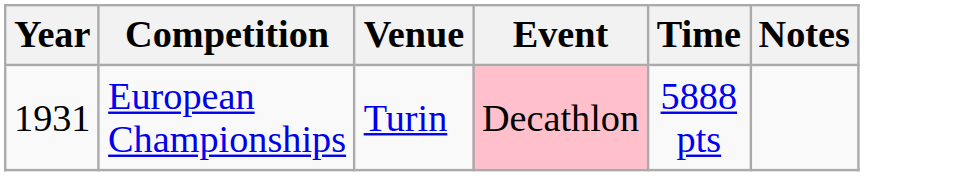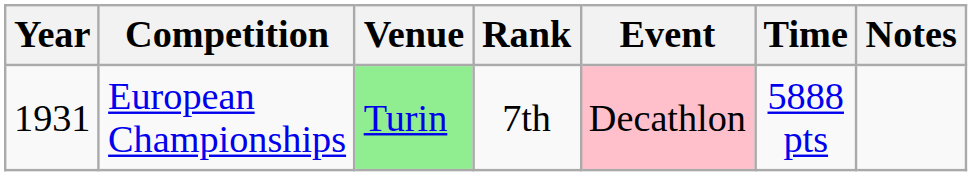+ column: (527, 34)
(406, 116) no background -> (406, 116) lightgreen background
